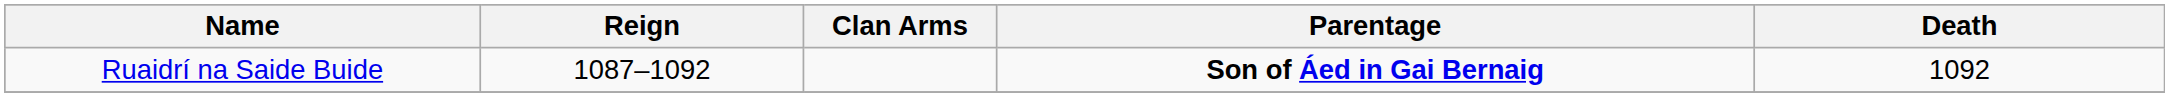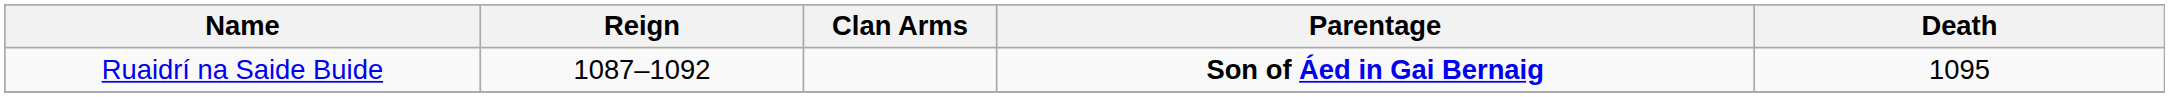(1959, 69) 1092 -> (1959, 69) 1095
